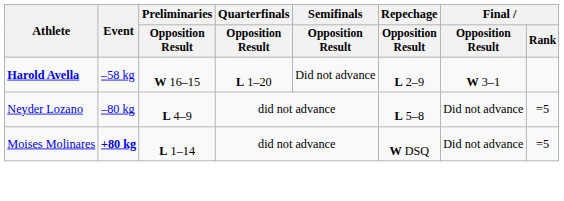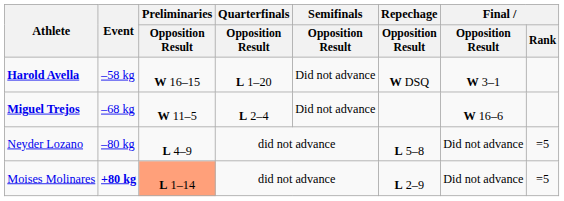(409, 82) L 2–9 -> (409, 82) W DSQ
+ row: (43, 109)
(177, 151) no background -> (177, 186) lightsalmon background
(409, 151) W DSQ -> (409, 186) L 2–9
